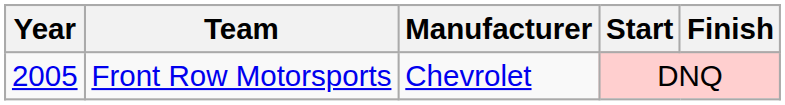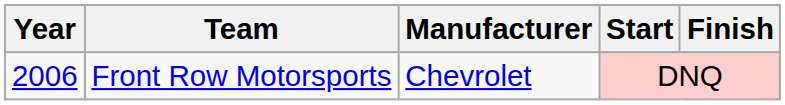(45, 75) 2005 -> (45, 75) 2006
